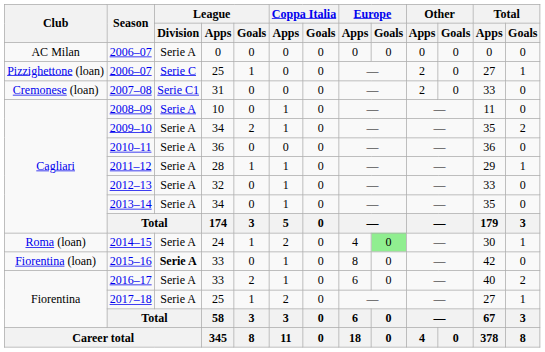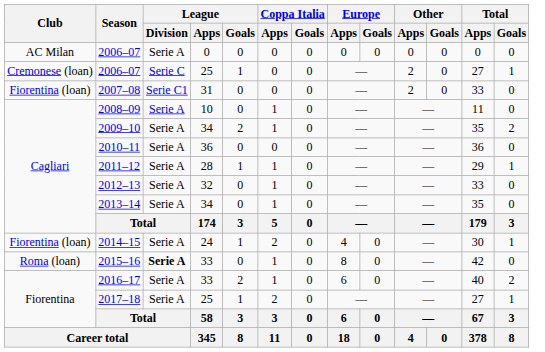(56, 71) Pizzighettone (loan) -> (50, 71) Cremonese (loan)
(56, 90) Cremonese (loan) -> (50, 90) Fiorentina (loan)
(56, 242) Roma (loan) -> (50, 242) Fiorentina (loan)
(389, 242) lightgreen background -> (377, 242) no background
(56, 261) Fiorentina (loan) -> (50, 261) Roma (loan)
